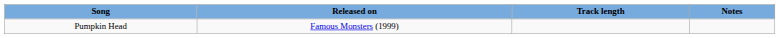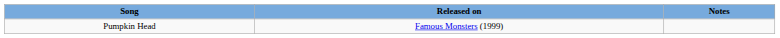- column: (601, 11)
